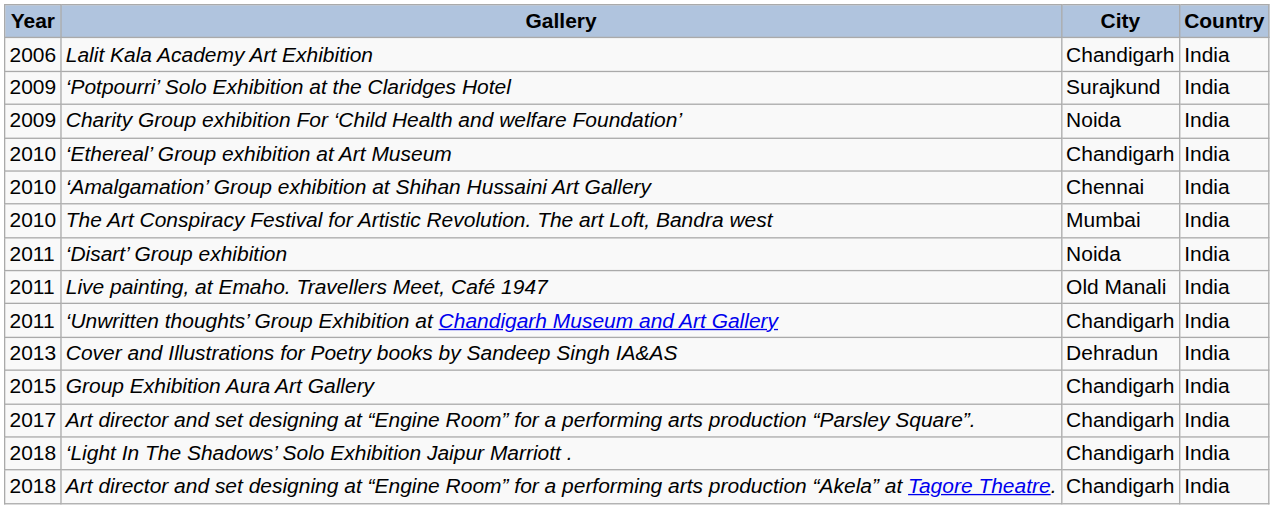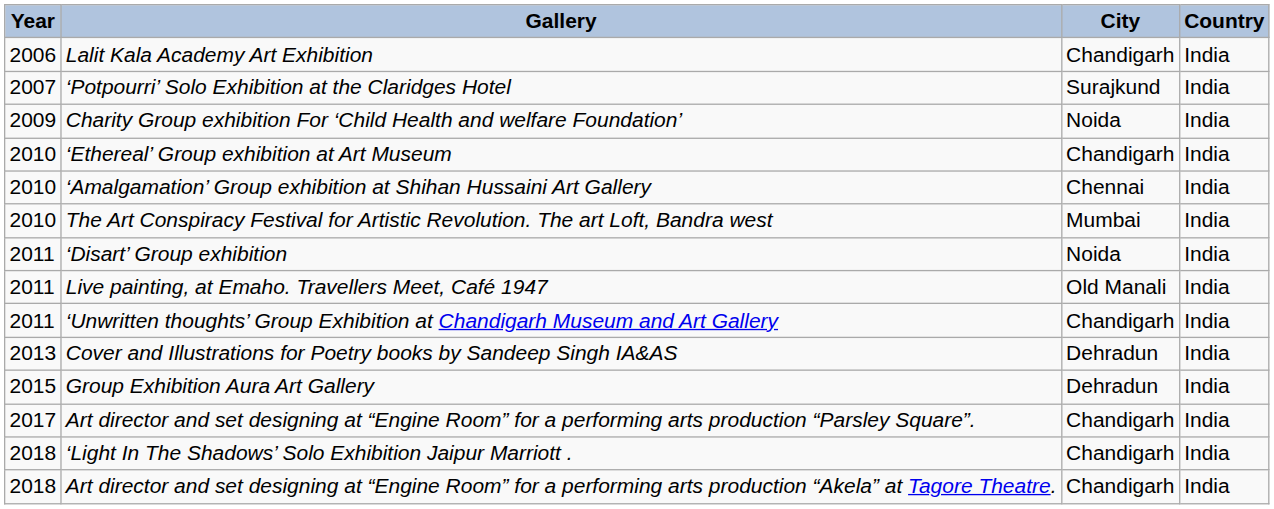(33, 87) 2009 -> (33, 87) 2007
(1120, 386) Chandigarh -> (1112, 386) Dehradun
